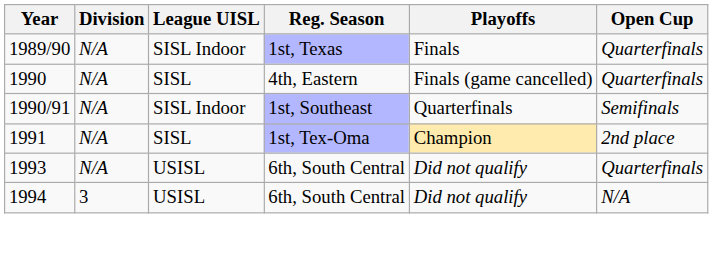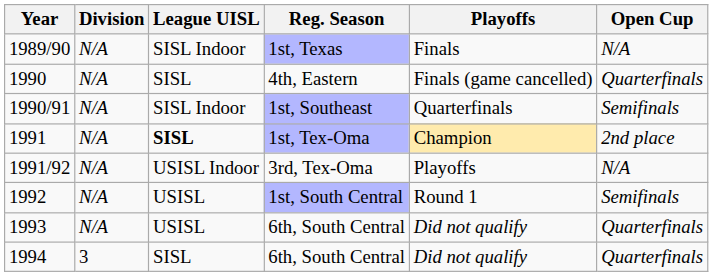(652, 49) Quarterfinals -> (616, 49) N/A
(172, 138) normal -> (173, 138) bold
+ row: (40, 167)
+ row: (28, 197)
(179, 197) USISL -> (172, 256) SISL
(616, 197) N/A -> (652, 256) Quarterfinals
